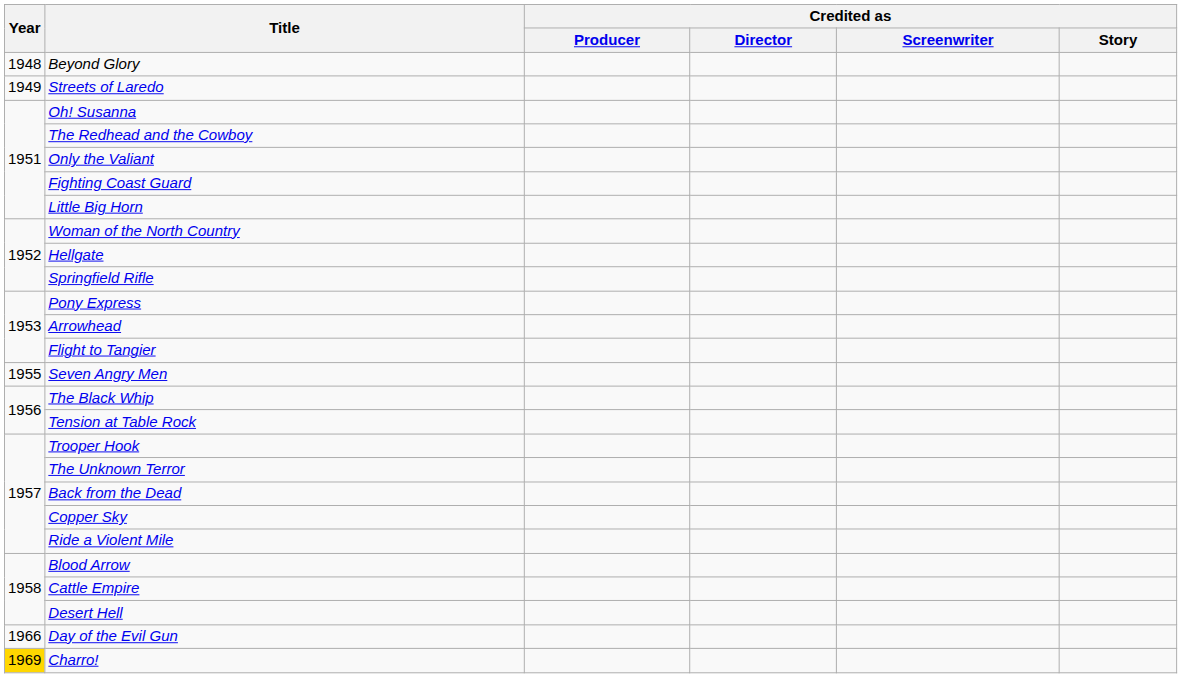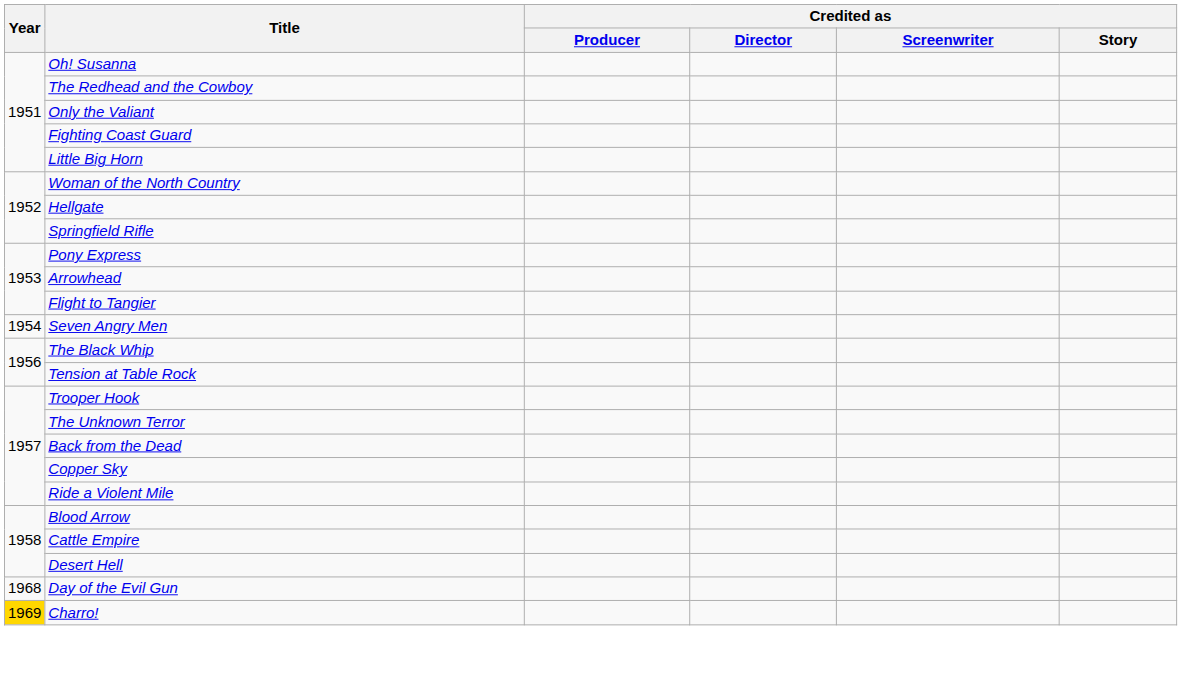- row: (94, 64)
- row: (106, 87)
(25, 374) 1955 -> (25, 326) 1954
(25, 636) 1966 -> (25, 588) 1968
